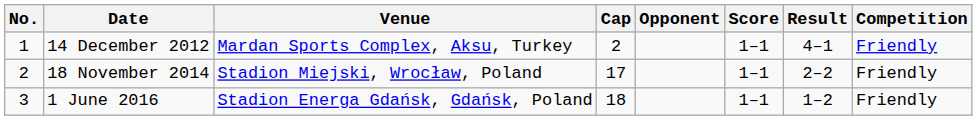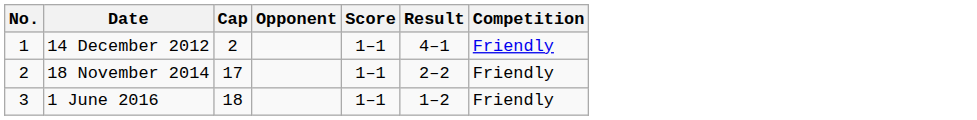- column: (405, 18)
